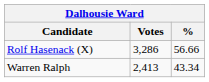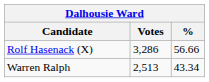(146, 67) 2,413 -> (146, 67) 2,513
